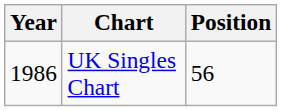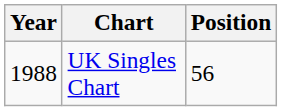(33, 73) 1986 -> (33, 73) 1988
